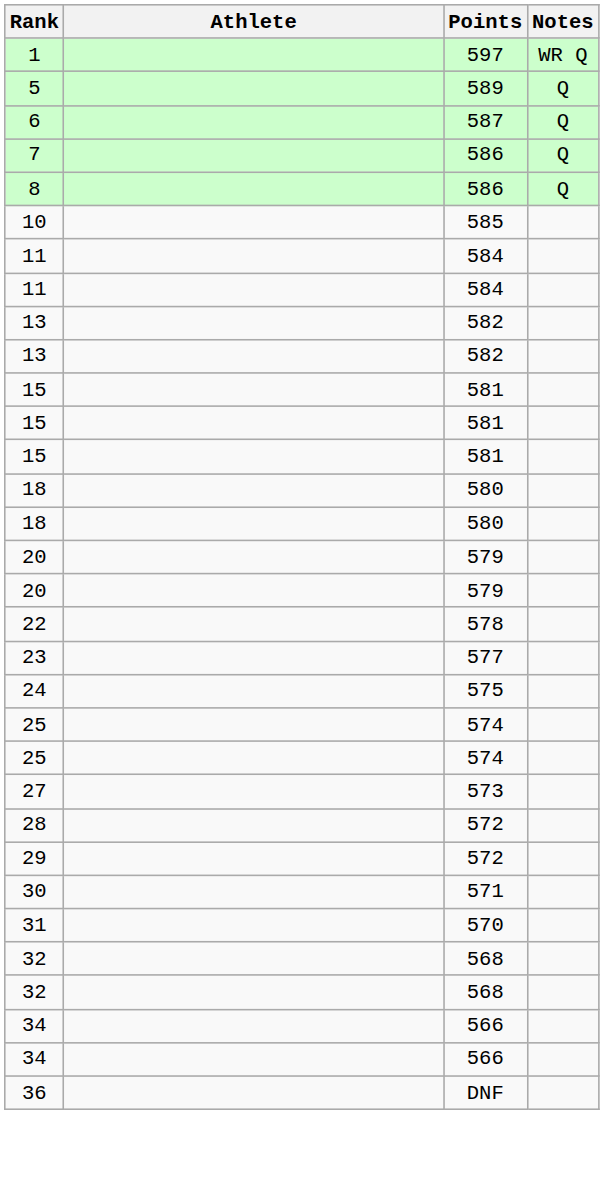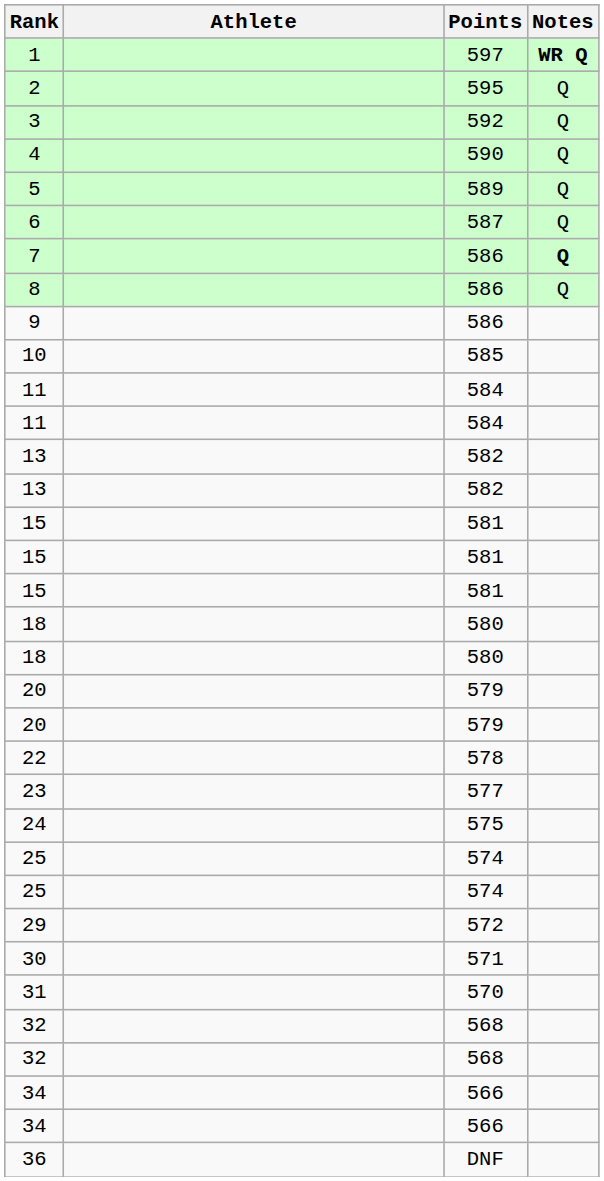(563, 55) normal -> (563, 55) bold
+ row: (34, 88)
+ row: (34, 122)
+ row: (34, 155)
(563, 155) normal -> (563, 256) bold
+ row: (34, 323)
- row: (34, 791)
- row: (34, 825)
